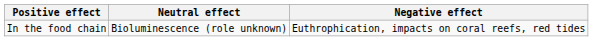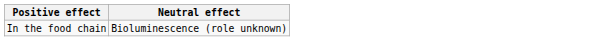- column: (439, 12)
